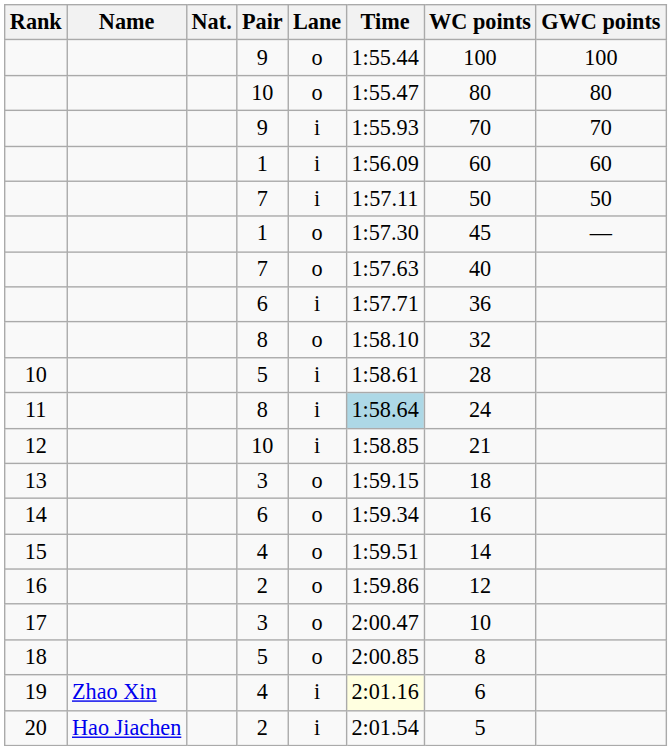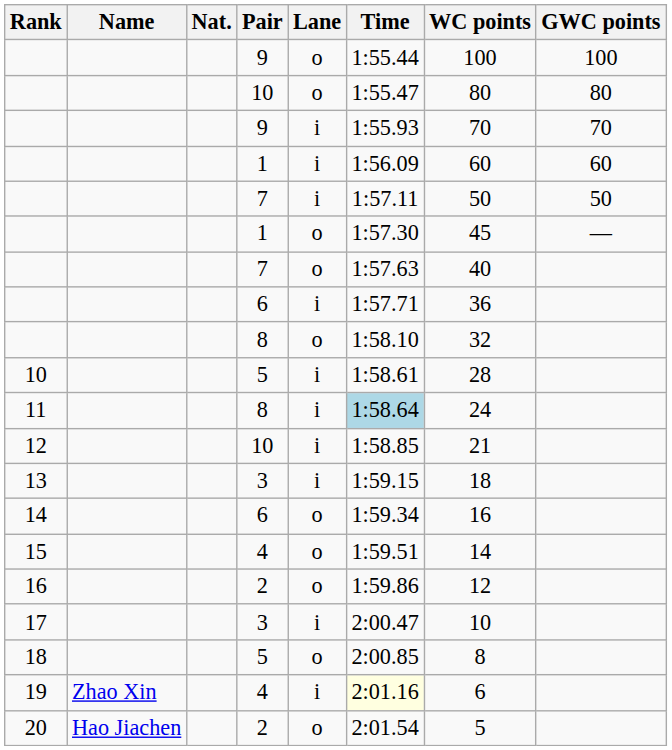(317, 480) o -> (317, 480) i
(317, 621) o -> (317, 621) i
(317, 727) i -> (317, 727) o
